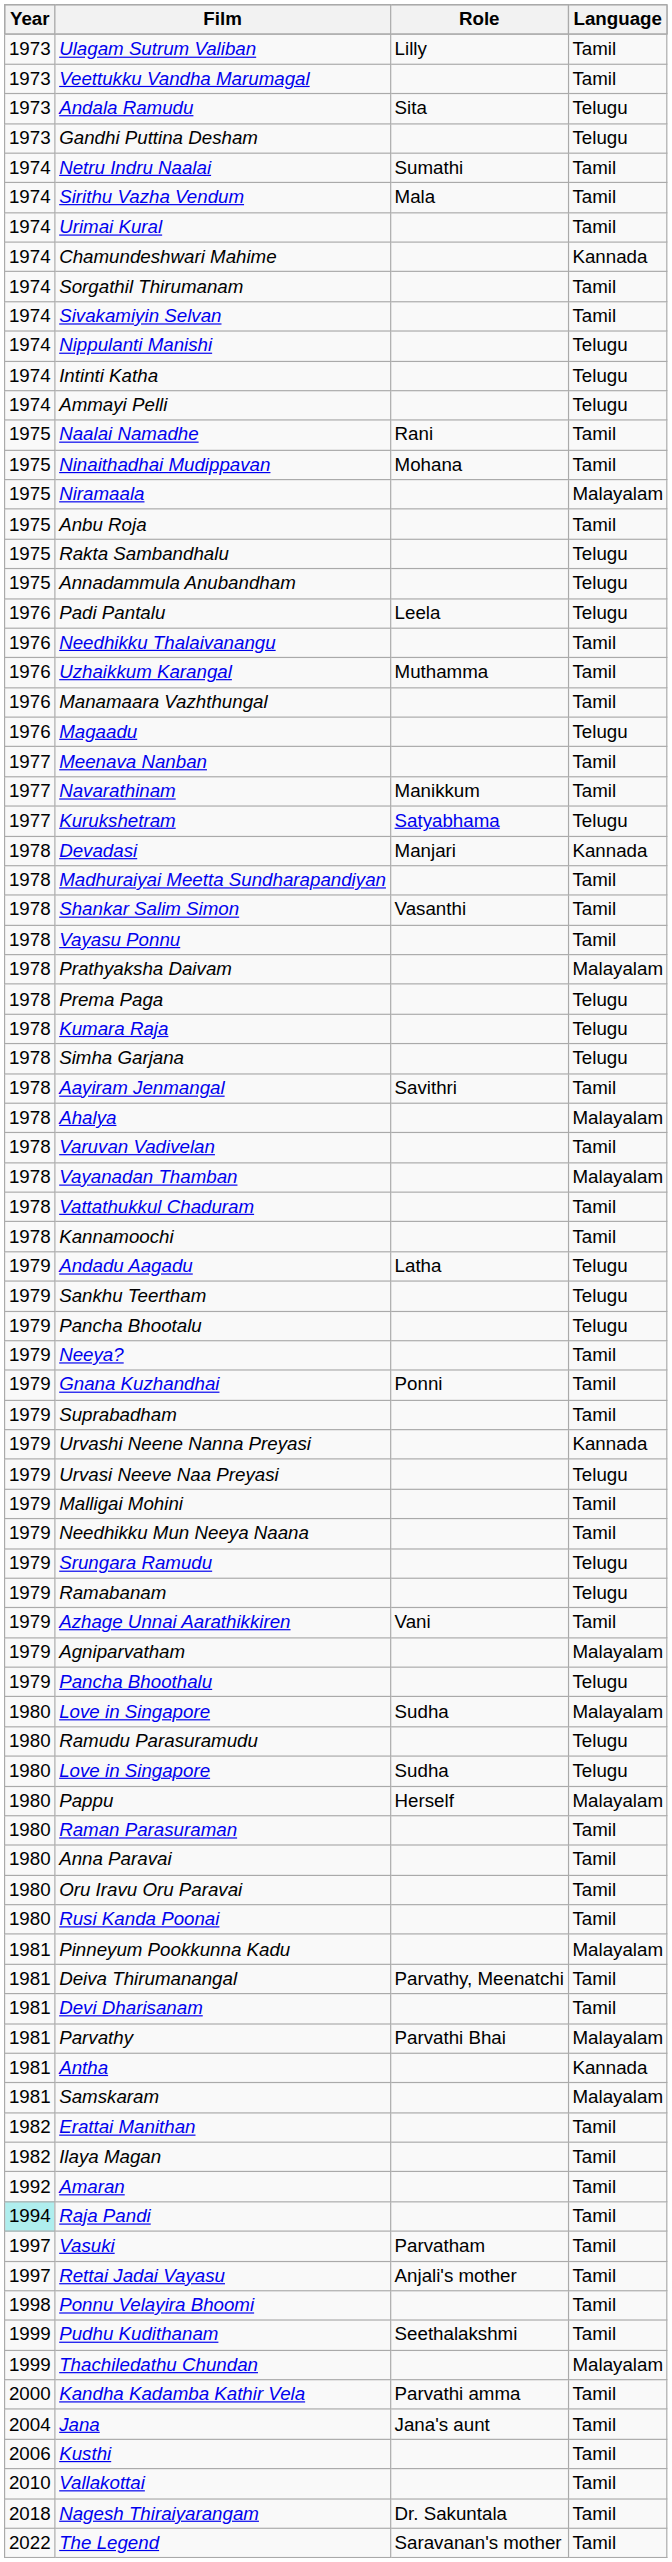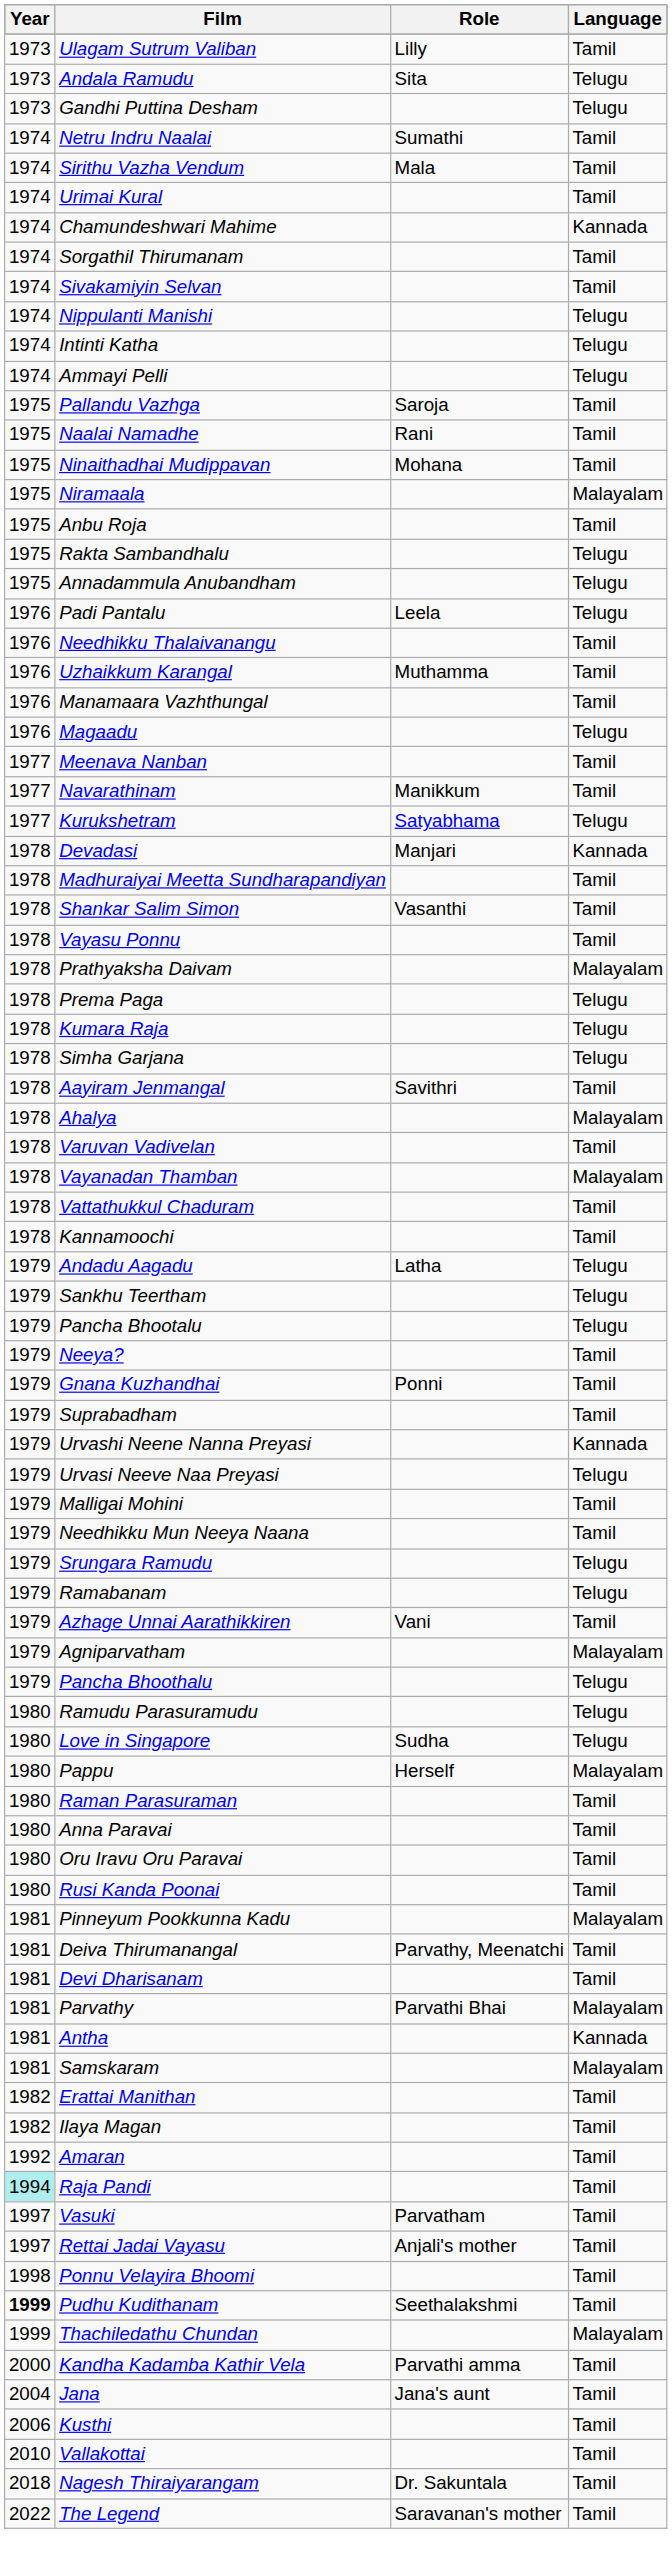- row: (184, 78)
+ row: (130, 405)
- row: (135, 1711)
(30, 2335) normal -> (30, 2305) bold
